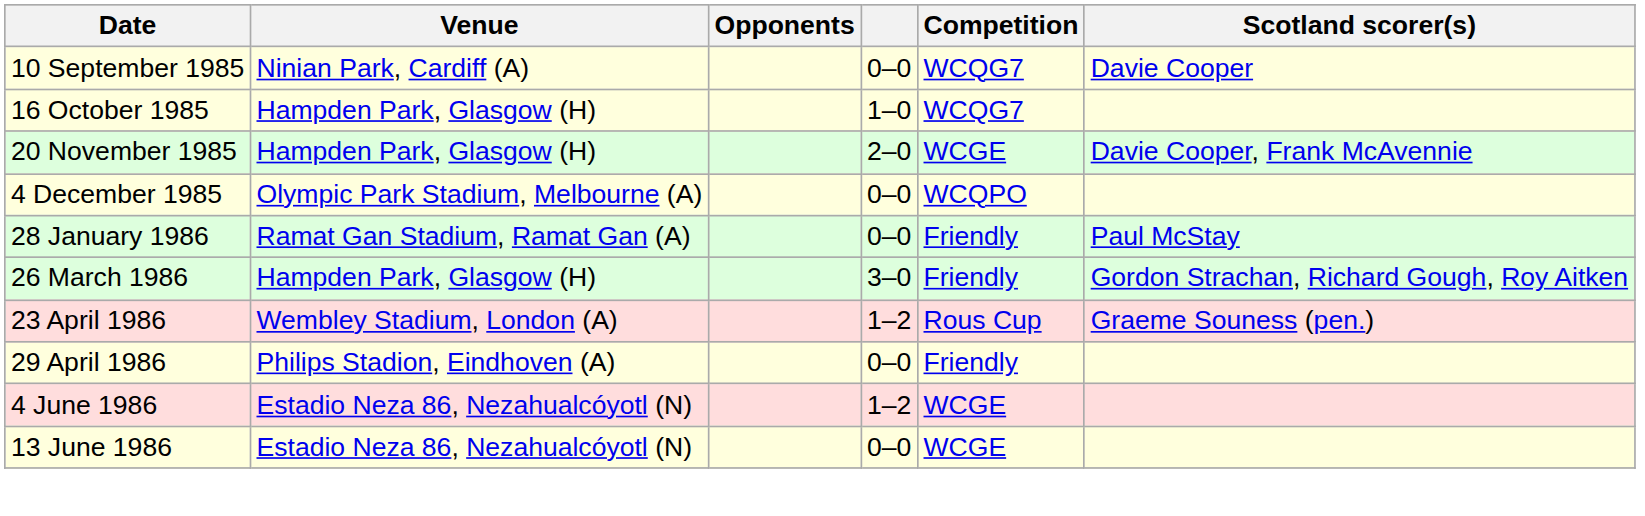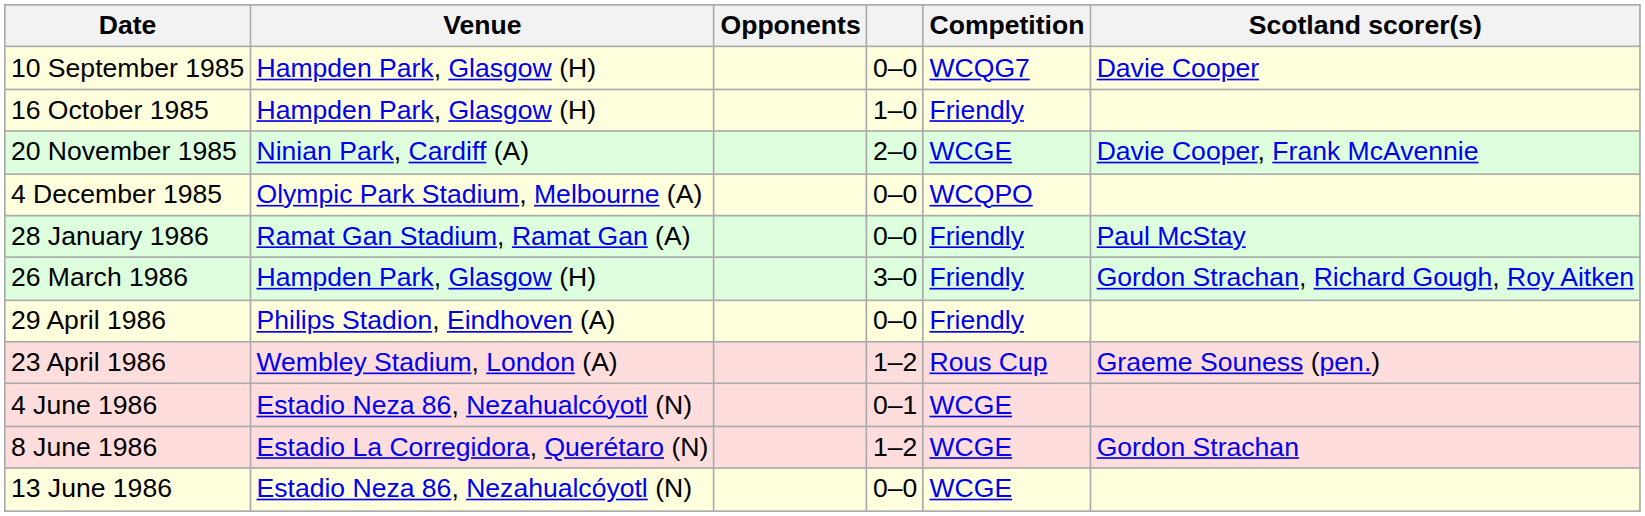(393, 67) Ninian Park, Cardiff (A) -> (426, 67) Hampden Park, Glasgow (H)
(974, 109) WCQG7 -> (977, 109) Friendly
(426, 151) Hampden Park, Glasgow (H) -> (393, 151) Ninian Park, Cardiff (A)
rows swapped: (88, 320) <-> (88, 362)
(889, 404) 1–2 -> (895, 404) 0–1
+ row: (84, 446)
